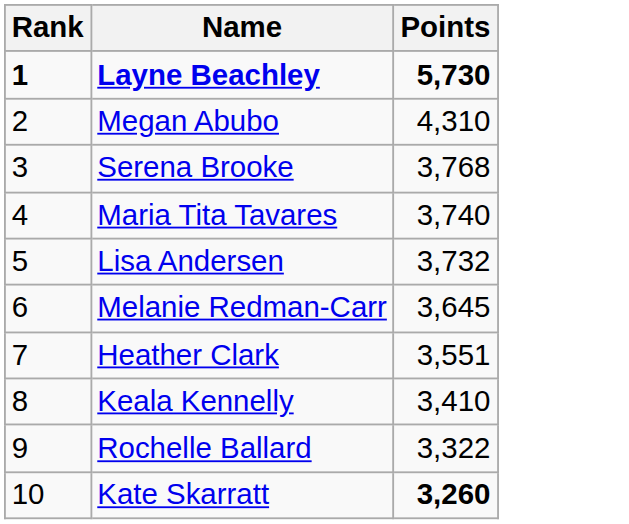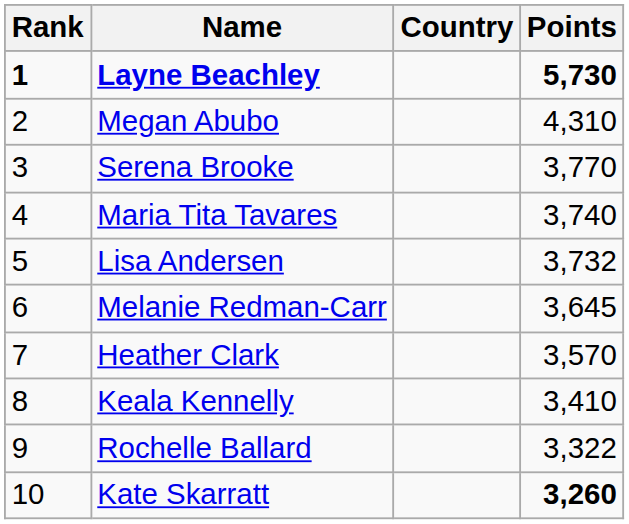+ column: (457, 27)
(454, 167) 3,768 -> (580, 167) 3,770
(454, 354) 3,551 -> (580, 354) 3,570
